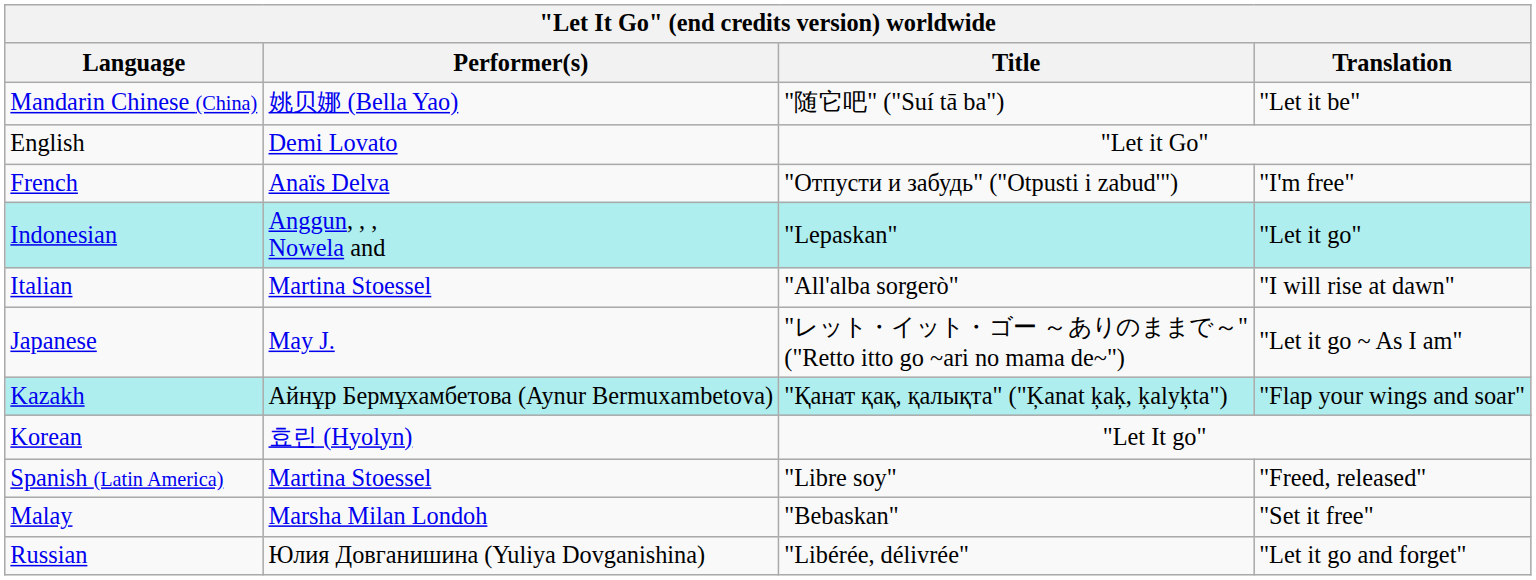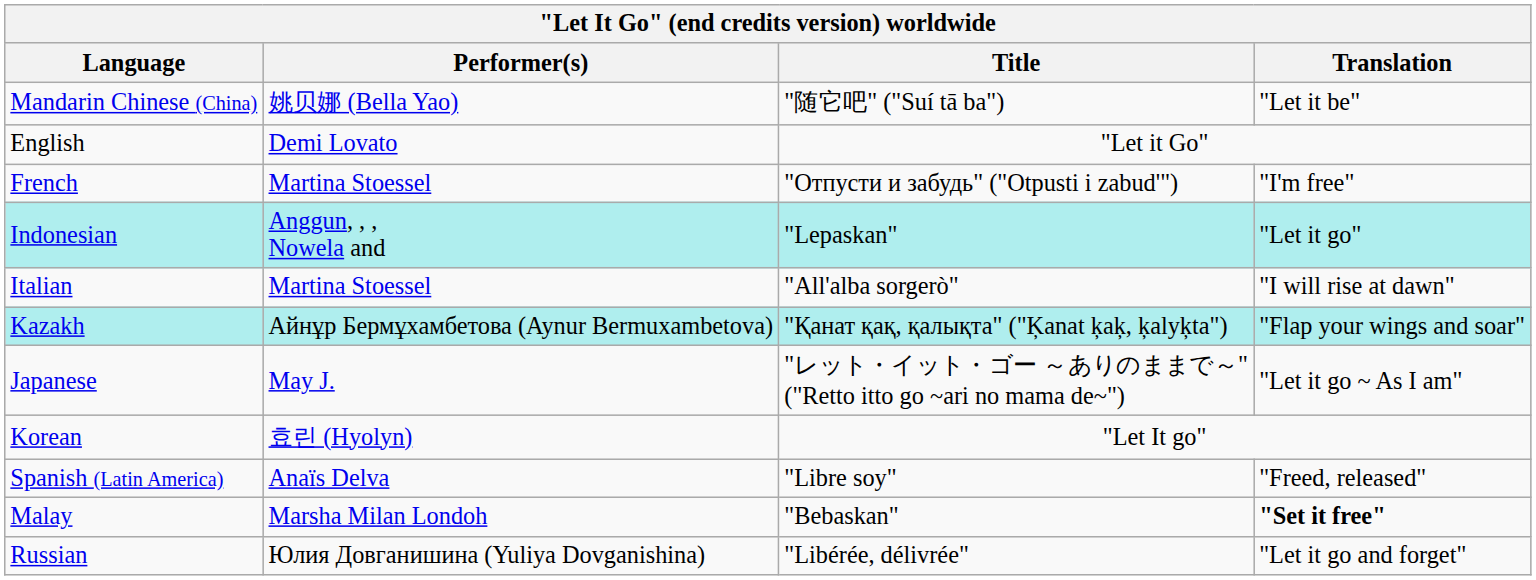(329, 182) Anaïs Delva -> (350, 182) Martina Stoessel
rows swapped: (54, 341) <-> (47, 396)
(350, 477) Martina Stoessel -> (329, 477) Anaïs Delva
(1316, 516) normal -> (1322, 516) bold
